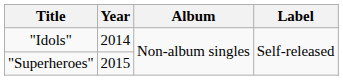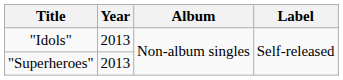(115, 39) 2014 -> (115, 39) 2013
(115, 63) 2015 -> (115, 63) 2013
